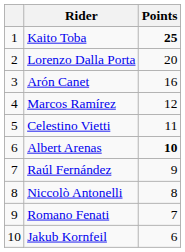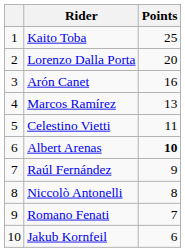(171, 37) bold -> (171, 37) normal
(171, 103) 12 -> (171, 103) 13
